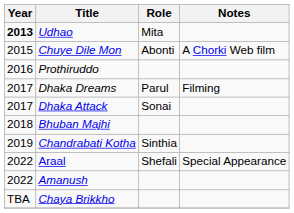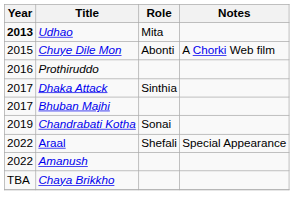- row: (77, 87)
(156, 106) Sonai -> (159, 87) Sinthia
(20, 124) 2018 -> (20, 106) 2017
(159, 143) Sinthia -> (156, 124) Sonai
